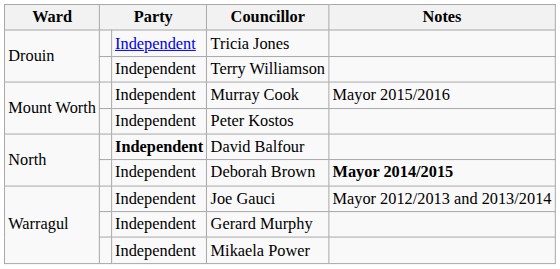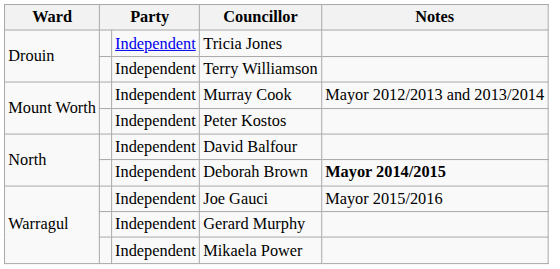(391, 95) Mayor 2015/2016 -> (435, 95) Mayor 2012/2013 and 2013/2014
(159, 146) bold -> (155, 146) normal
(442, 198) Mayor 2012/2013 and 2013/2014 -> (384, 198) Mayor 2015/2016
